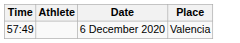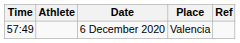+ column: (224, 13)
